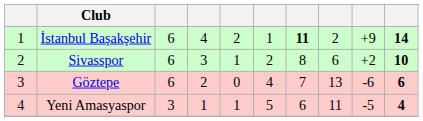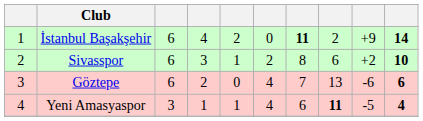(270, 37) 1 -> (270, 37) 0
(270, 104) 5 -> (270, 104) 4
(335, 104) normal -> (335, 104) bold
